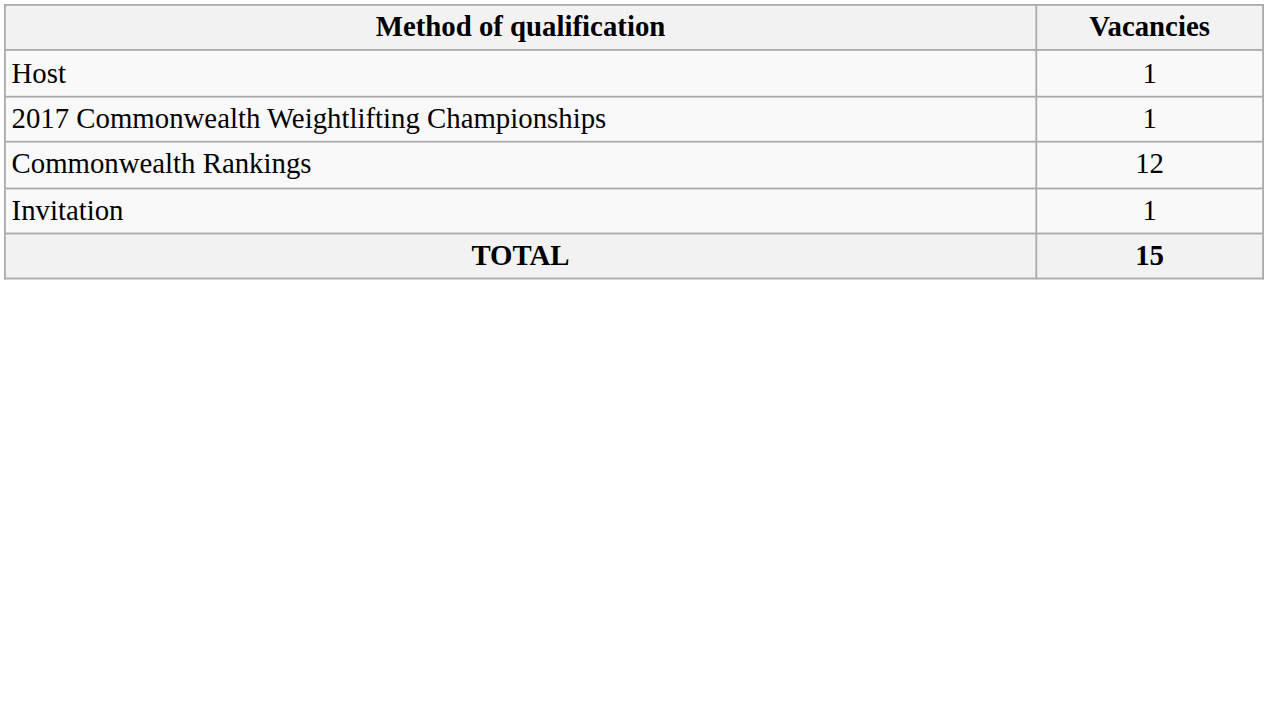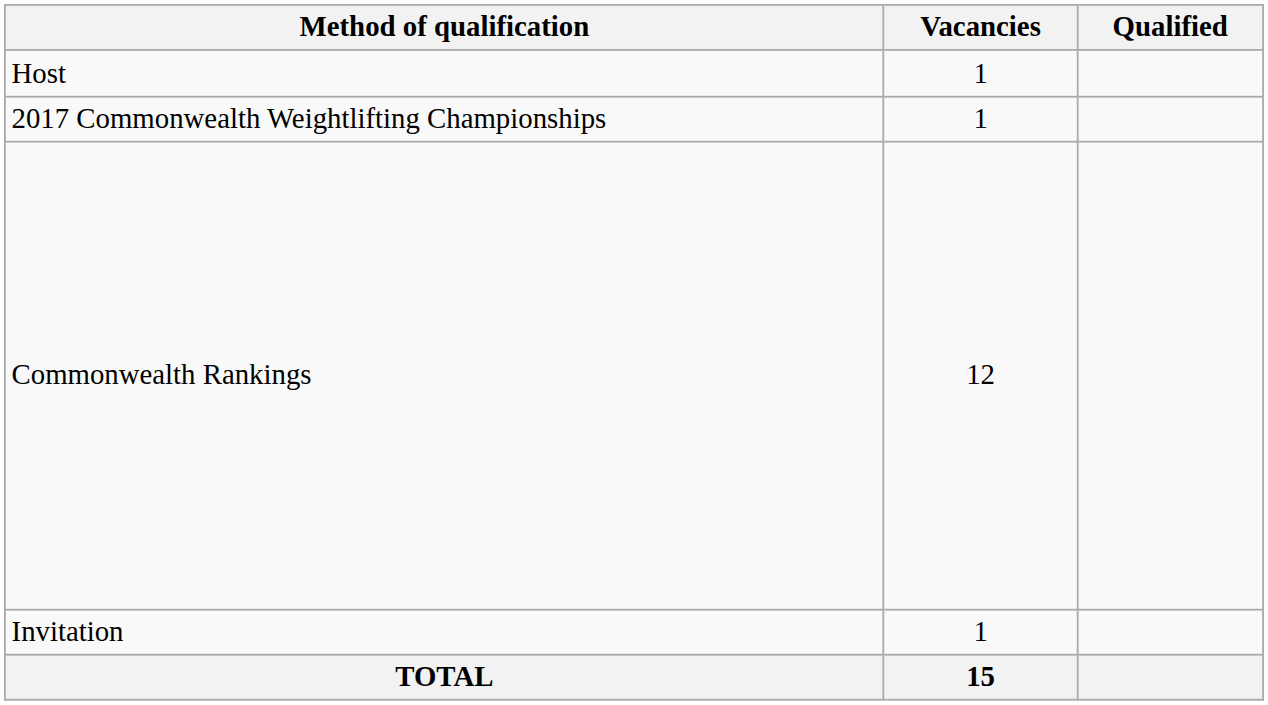+ column: (1170, 27)
